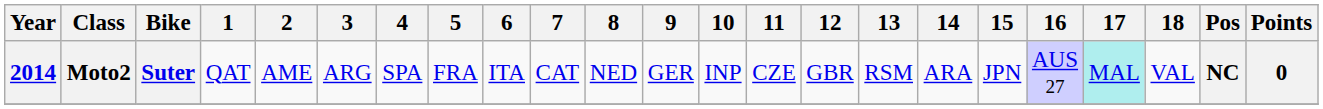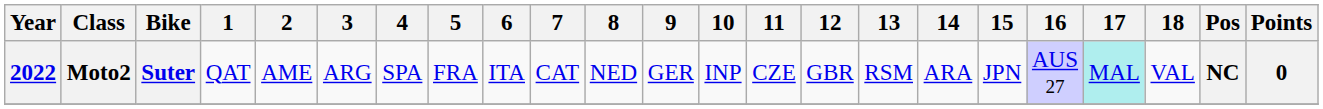(33, 72) 2014 -> (33, 72) 2022
